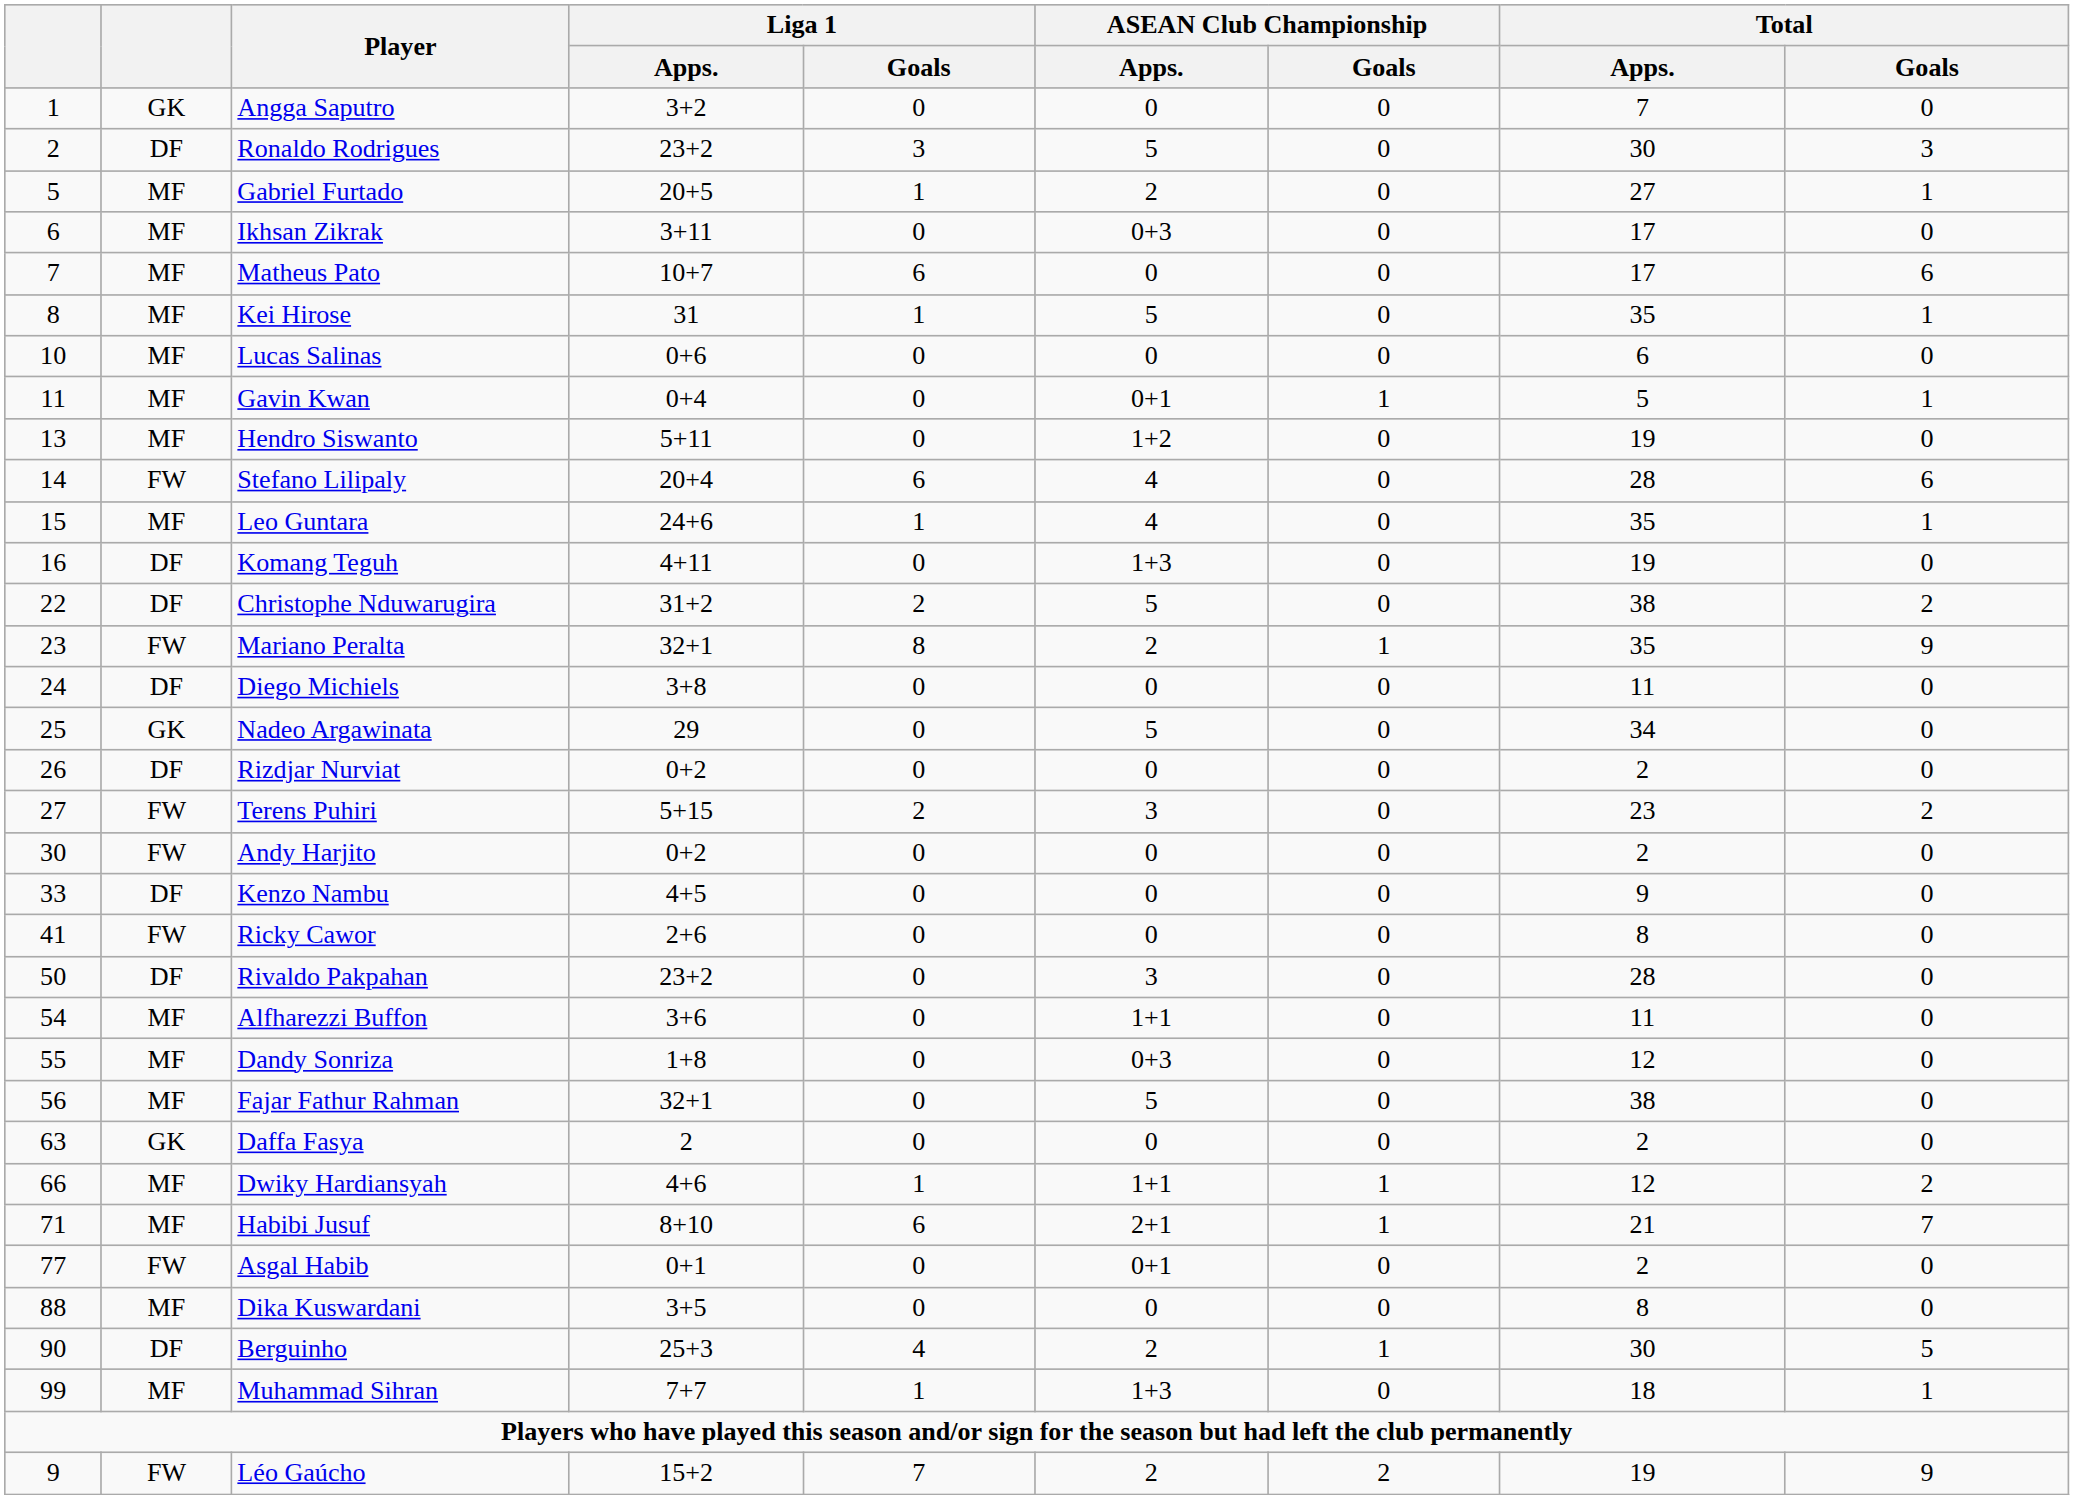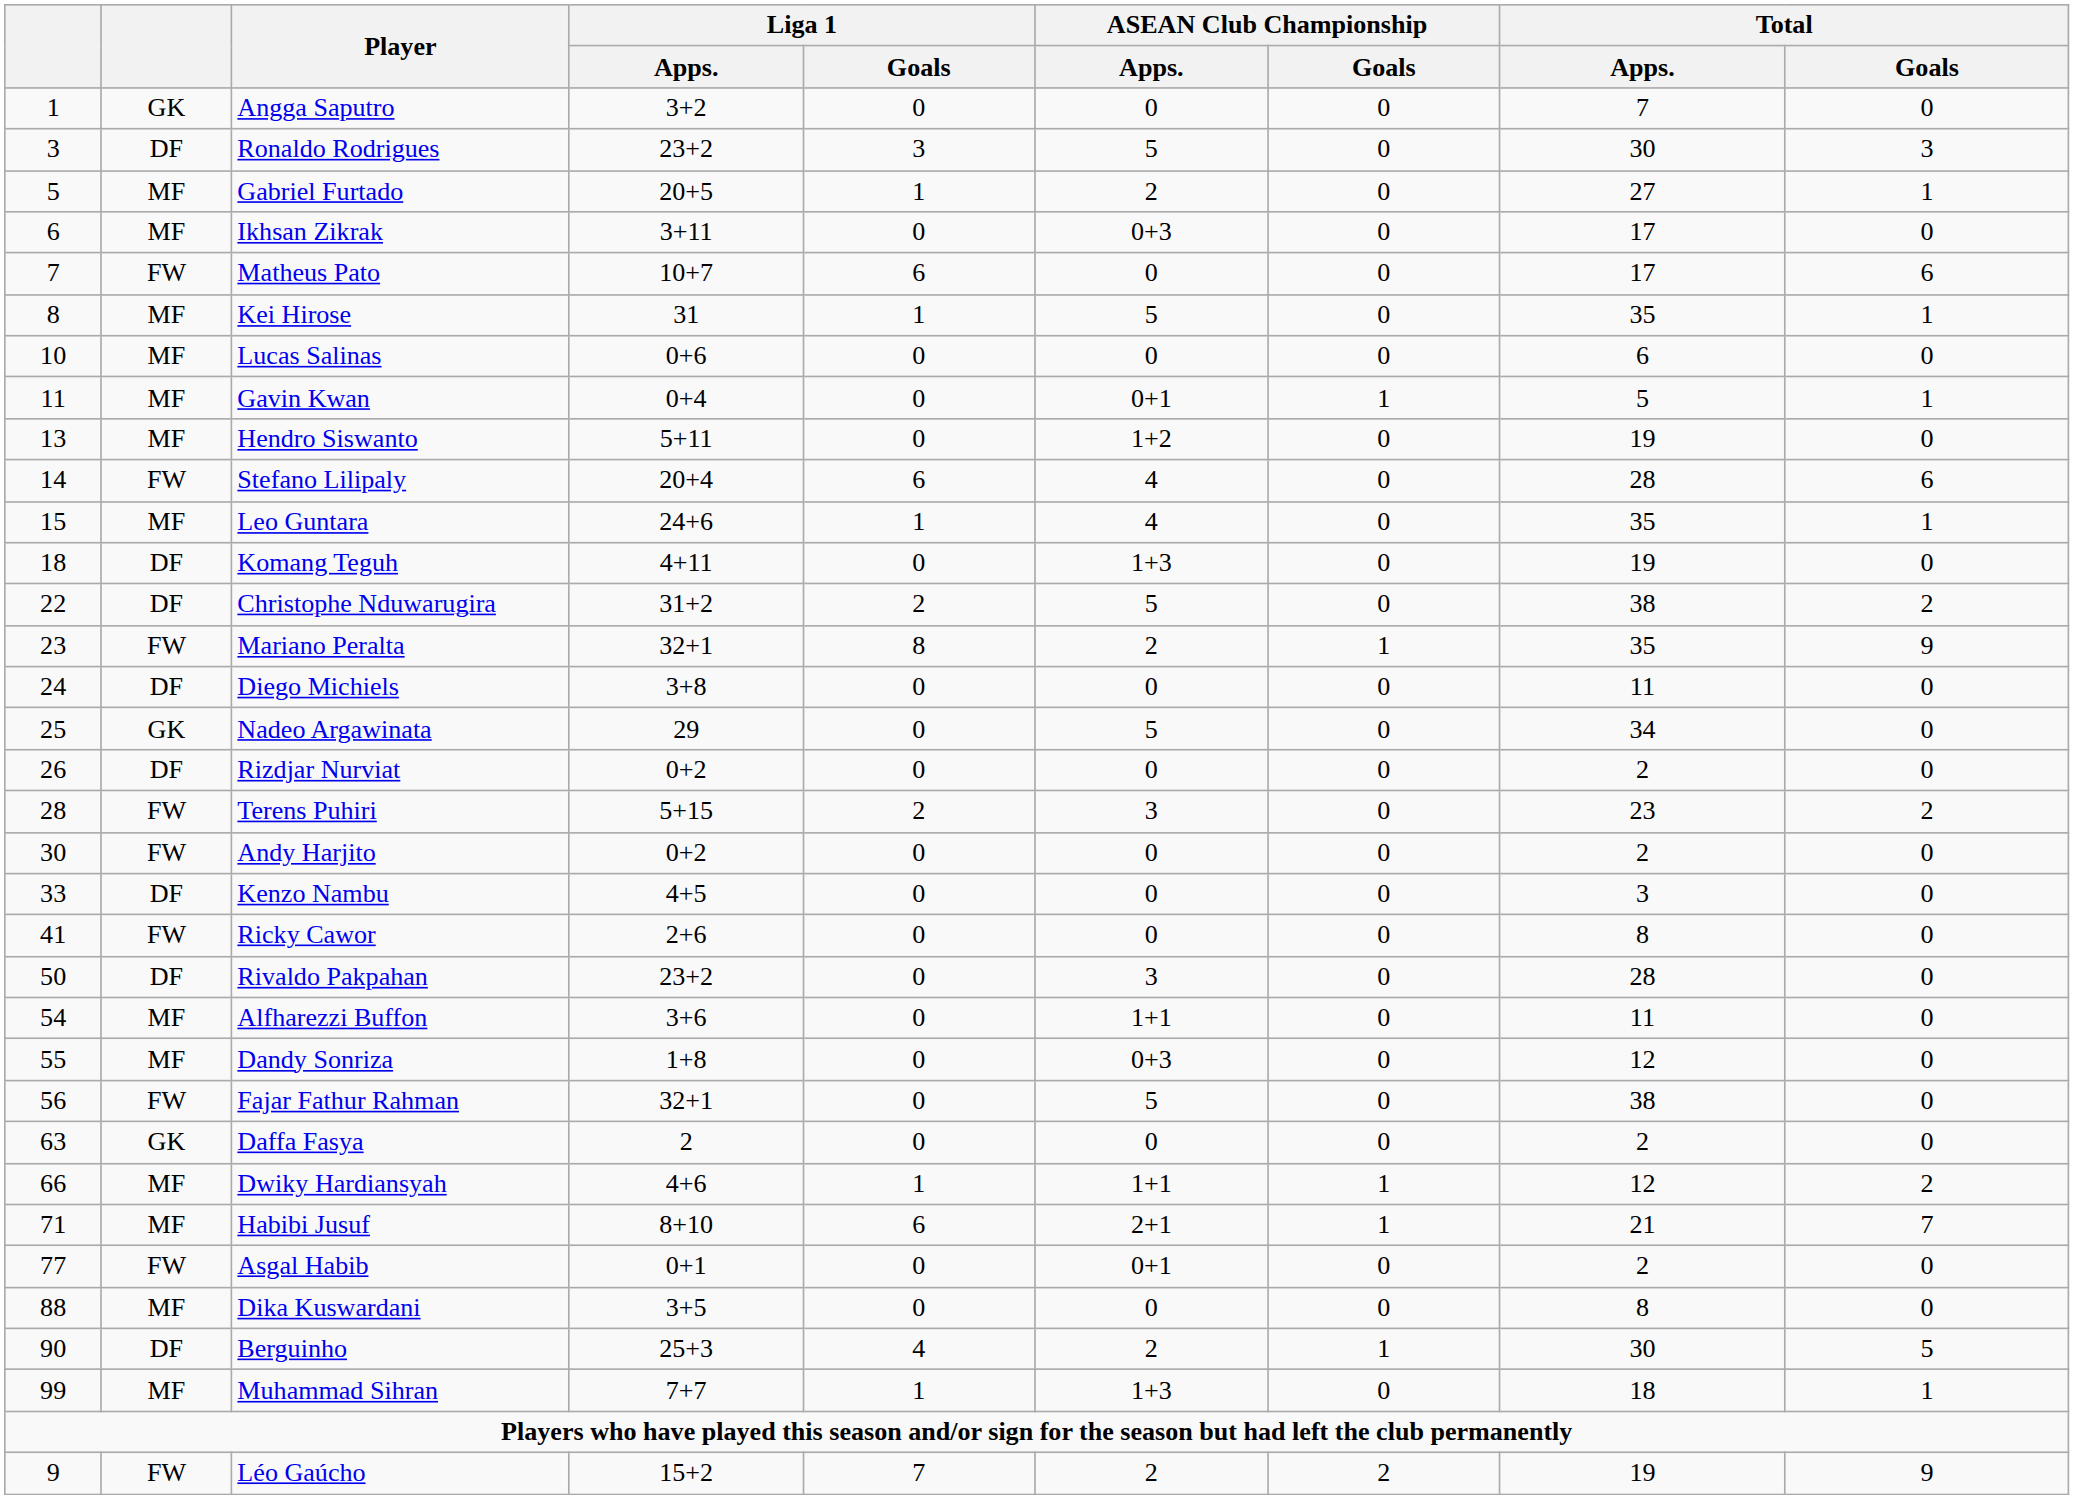(53, 149) 2 -> (53, 149) 3
(166, 273) MF -> (166, 273) FW
(53, 562) 16 -> (53, 562) 18
(53, 811) 27 -> (53, 811) 28
(1642, 893) 9 -> (1642, 893) 3
(166, 1100) MF -> (166, 1100) FW
